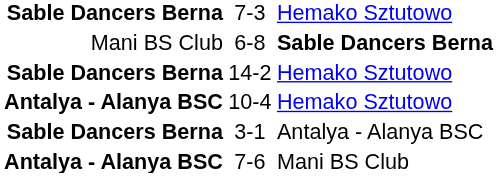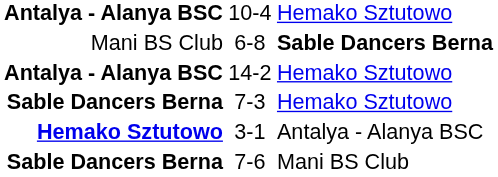rows swapped: (250, 102) <-> (250, 13)
(115, 72) Sable Dancers Berna -> (113, 72) Antalya - Alanya BSC
(115, 132) Sable Dancers Berna -> (130, 132) Hemako Sztutowo
(113, 161) Antalya - Alanya BSC -> (115, 161) Sable Dancers Berna
